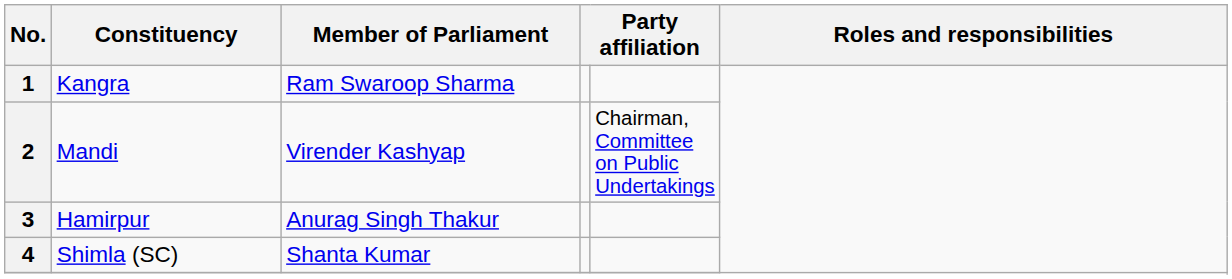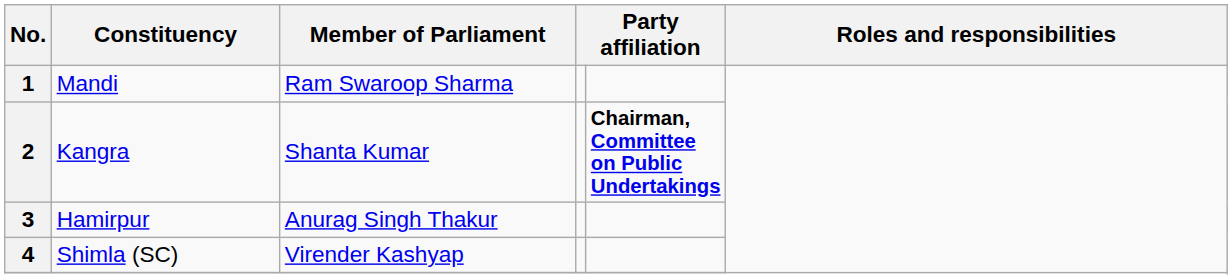(93, 83) Kangra -> (87, 83) Mandi
(87, 151) Mandi -> (93, 151) Kangra
(376, 151) Virender Kashyap -> (357, 151) Shanta Kumar
(655, 152) normal -> (656, 152) bold
(358, 254) Shanta Kumar -> (374, 254) Virender Kashyap
